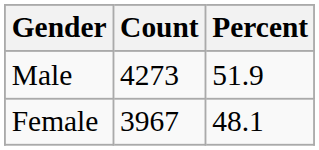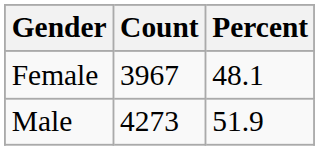rows swapped: (42, 74) <-> (55, 121)
